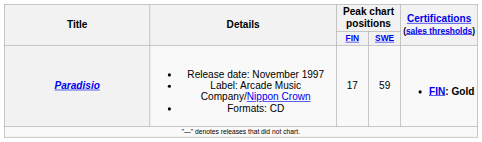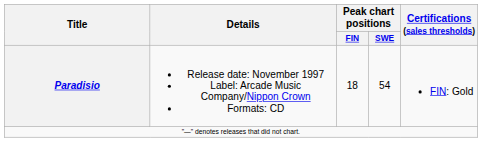(352, 86) 17 -> (352, 86) 18
(385, 86) 59 -> (385, 86) 54
(439, 91) bold -> (439, 91) normal
